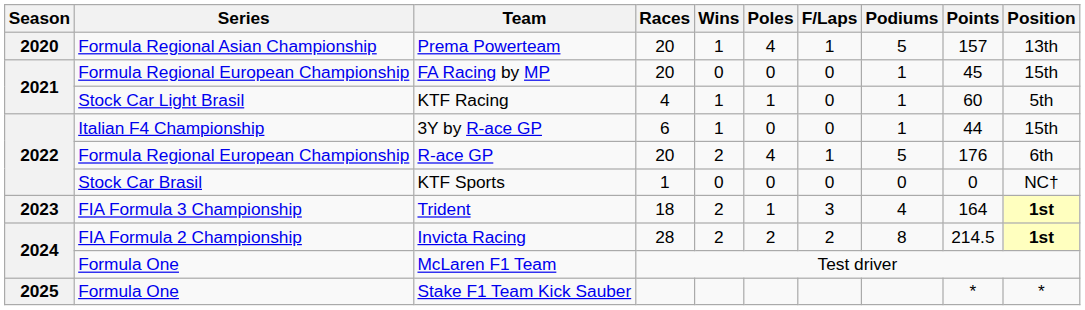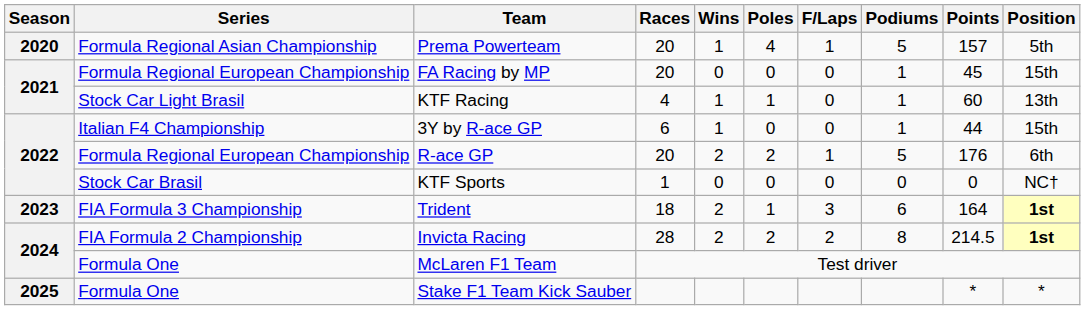(1041, 46) 13th -> (1041, 46) 5th
(1041, 101) 5th -> (1041, 101) 13th
(771, 155) 4 -> (771, 155) 2
(902, 210) 4 -> (902, 210) 6
